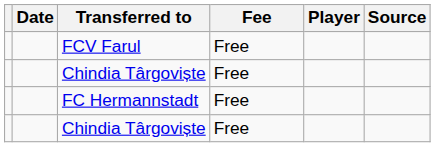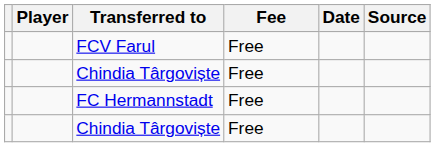columns swapped: (334, 18) <-> (35, 18)
